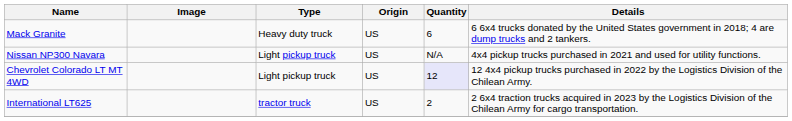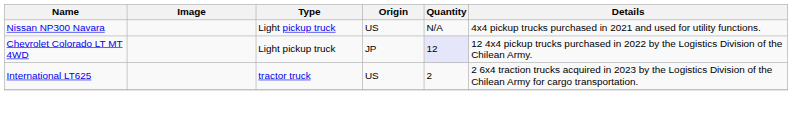- row: (36, 33)
(372, 76) US -> (371, 49) JP
